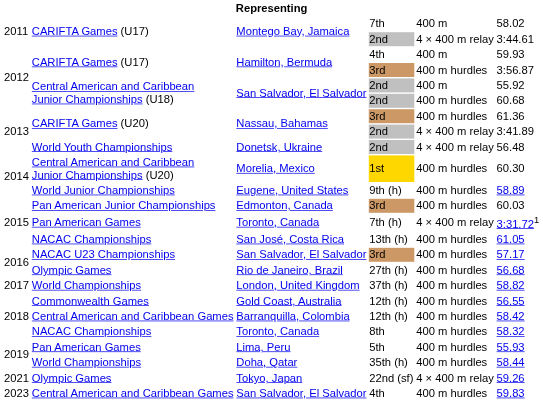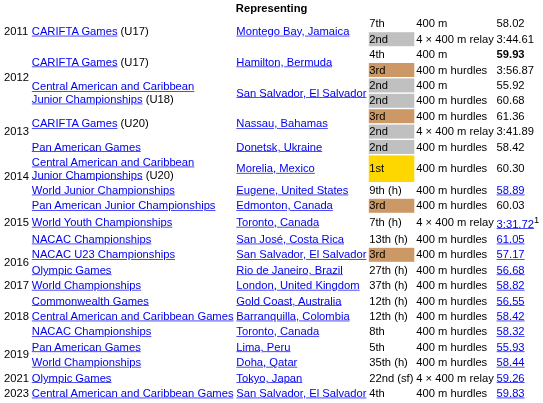(511, 54) normal -> (511, 54) bold
(102, 147) World Youth Championships -> (86, 147) Pan American Games
(455, 147) 4 × 400 m relay -> (452, 147) 400 m hurdles
(511, 147) 56.48 -> (511, 147) 58.42
(86, 222) Pan American Games -> (102, 222) World Youth Championships
